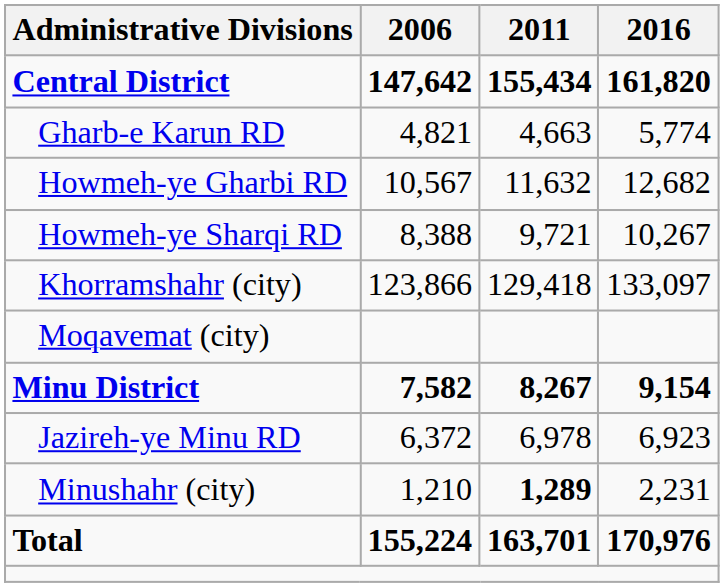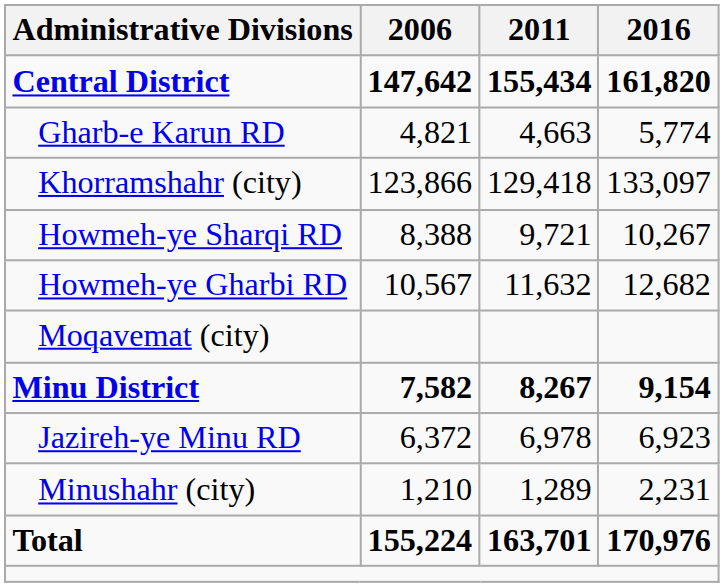rows swapped: (193, 183) <-> (170, 285)
(555, 489) bold -> (555, 489) normal
